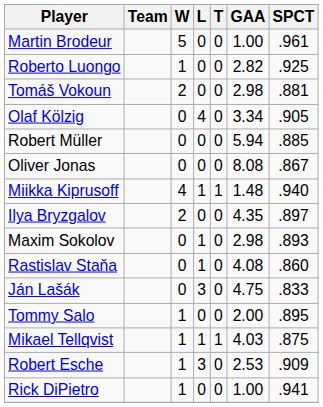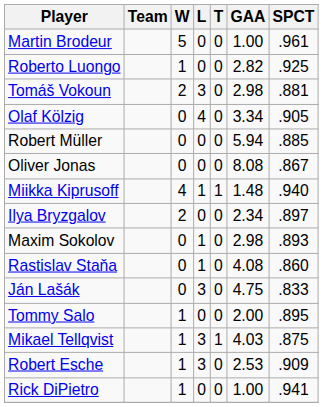(202, 91) 0 -> (202, 91) 3
(248, 215) 4.35 -> (248, 215) 2.34
(202, 340) 1 -> (202, 340) 3
